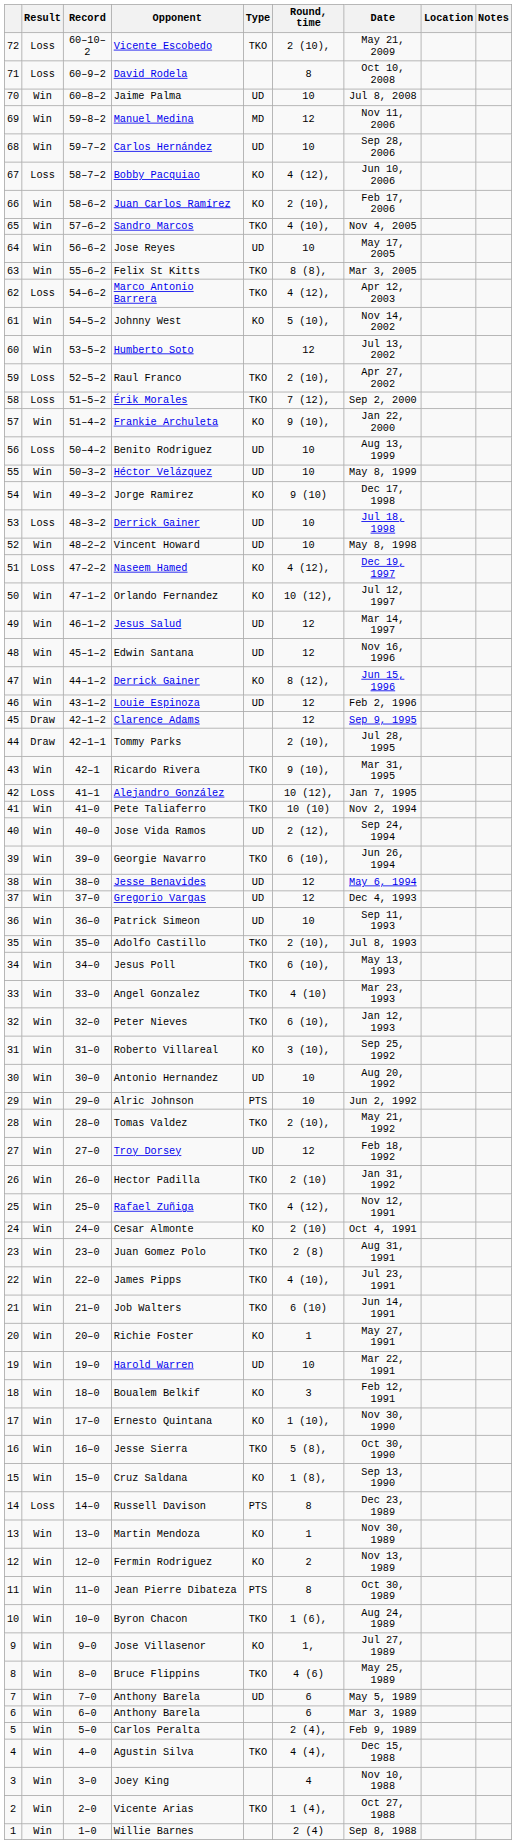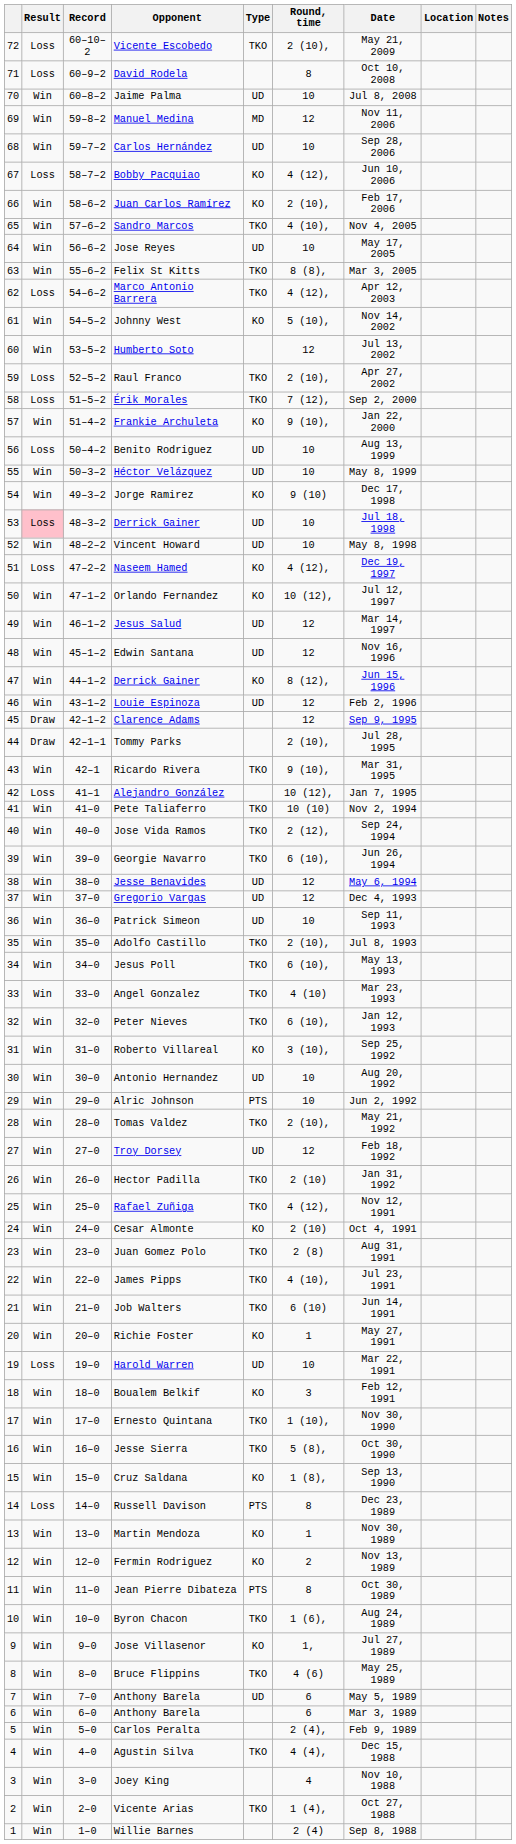(43, 524) no background -> (43, 524) pink background
(258, 832) UD -> (258, 832) TKO
(43, 1366) Win -> (43, 1366) Loss
(258, 1422) KO -> (258, 1422) TKO
